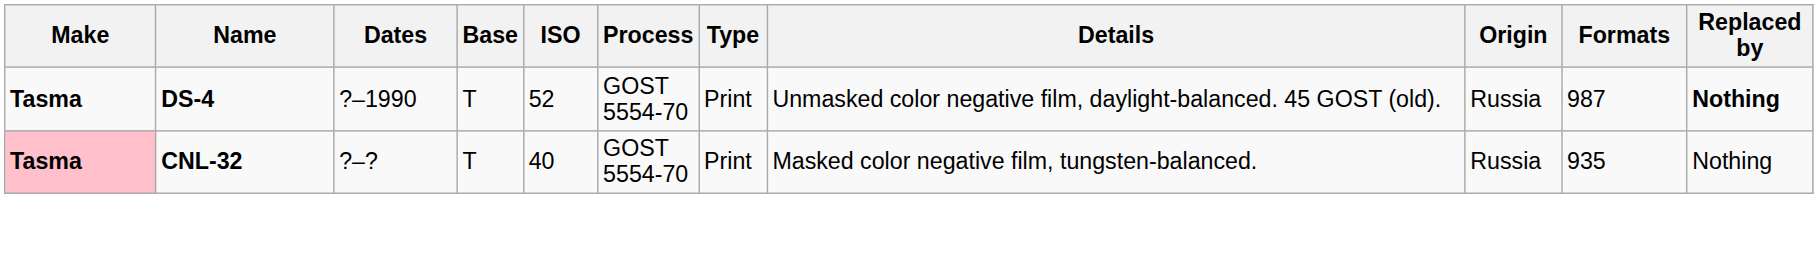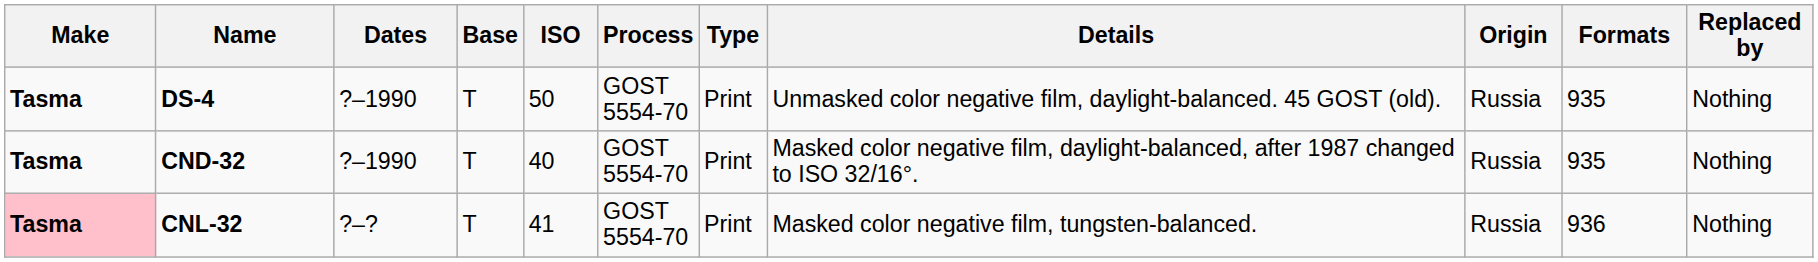(542, 98) 52 -> (542, 98) 50
(1586, 98) 987 -> (1586, 98) 935
(1736, 98) bold -> (1732, 98) normal
+ row: (203, 161)
(542, 161) 40 -> (542, 224) 41
(1586, 161) 935 -> (1586, 224) 936
